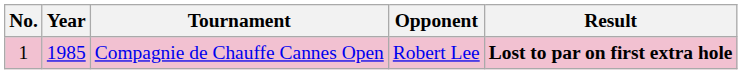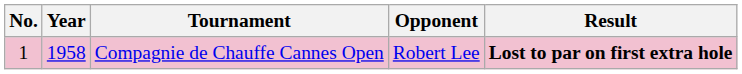(66, 52) 1985 -> (66, 52) 1958
